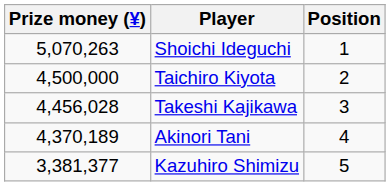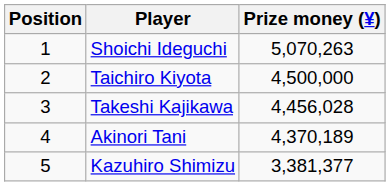columns swapped: (344, 19) <-> (77, 19)
